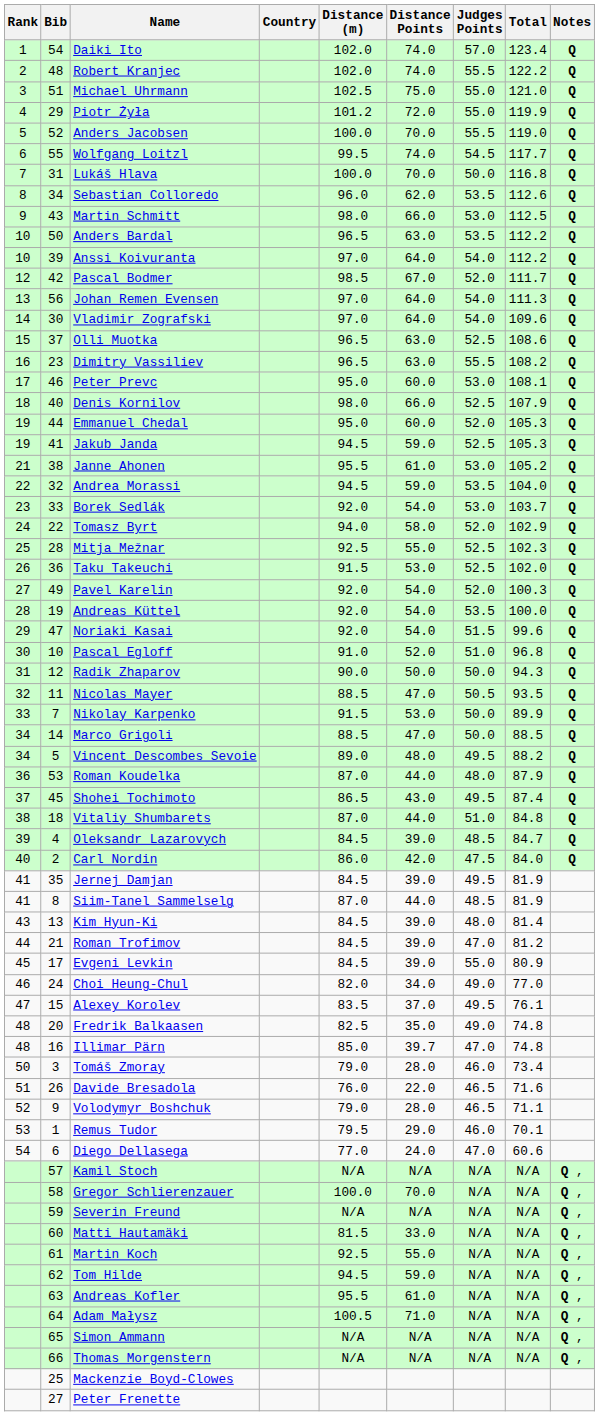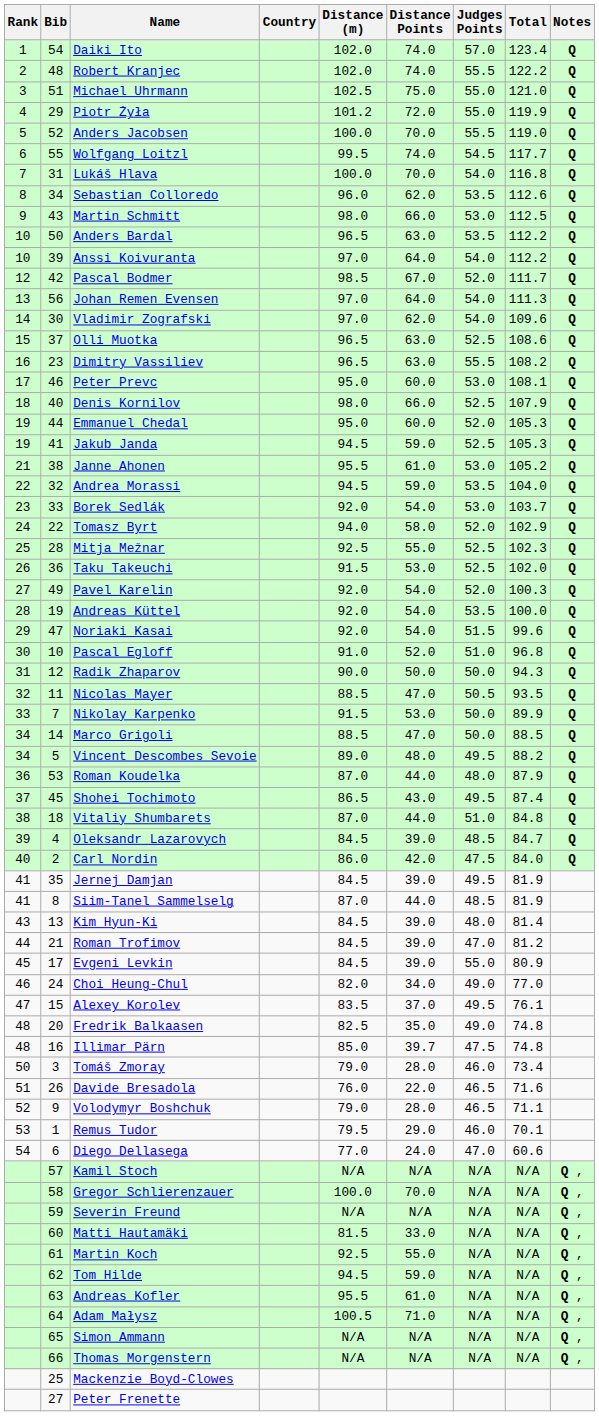(480, 175) 50.0 -> (480, 175) 54.0
(420, 320) 64.0 -> (420, 320) 62.0
(480, 1047) 47.0 -> (480, 1047) 47.5
